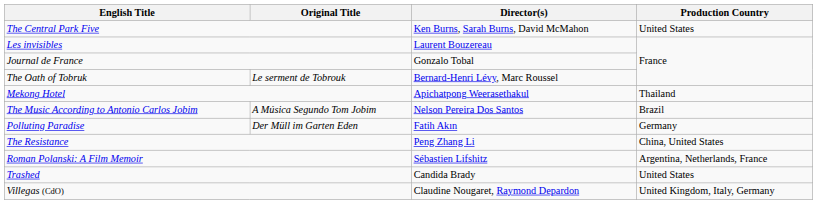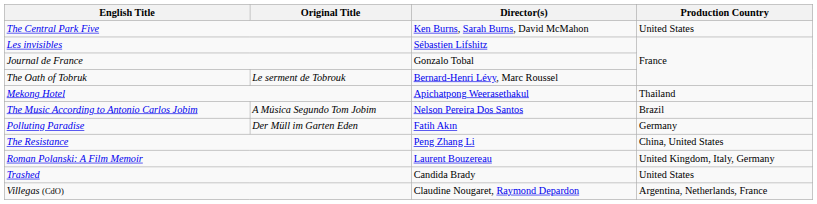(453, 45) Laurent Bouzereau -> (450, 45) Sébastien Lifshitz
(450, 158) Sébastien Lifshitz -> (453, 158) Laurent Bouzereau
(703, 158) Argentina, Netherlands, France -> (707, 158) United Kingdom, Italy, Germany
(707, 191) United Kingdom, Italy, Germany -> (703, 191) Argentina, Netherlands, France
